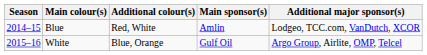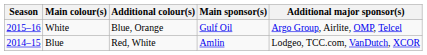rows swapped: (54, 27) <-> (57, 43)
